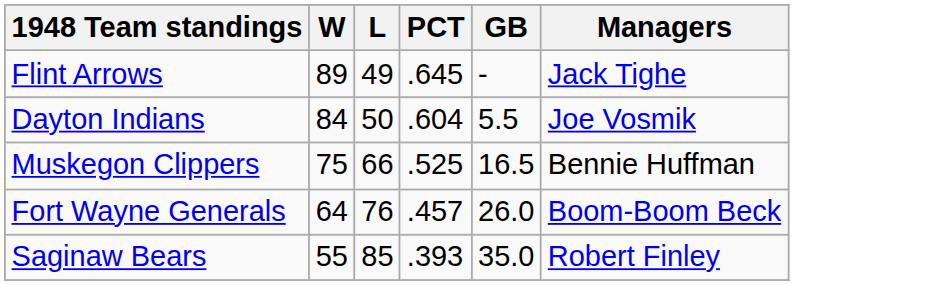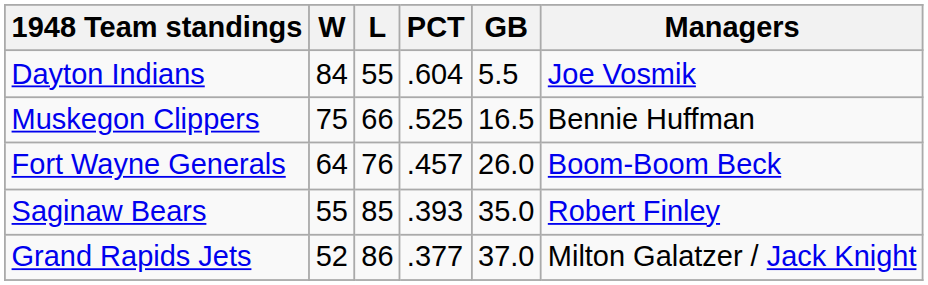- row: (87, 73)
(377, 119) 50 -> (377, 73) 55
+ row: (132, 257)
